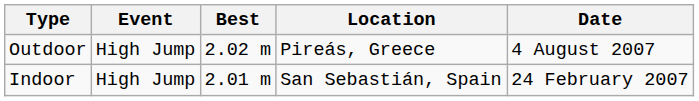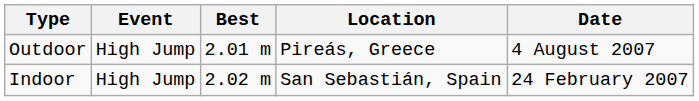(238, 50) 2.02 m -> (238, 50) 2.01 m
(238, 80) 2.01 m -> (238, 80) 2.02 m
